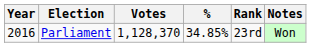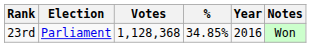columns swapped: (21, 14) <-> (248, 14)
(149, 33) 1,128,370 -> (149, 33) 1,128,368
